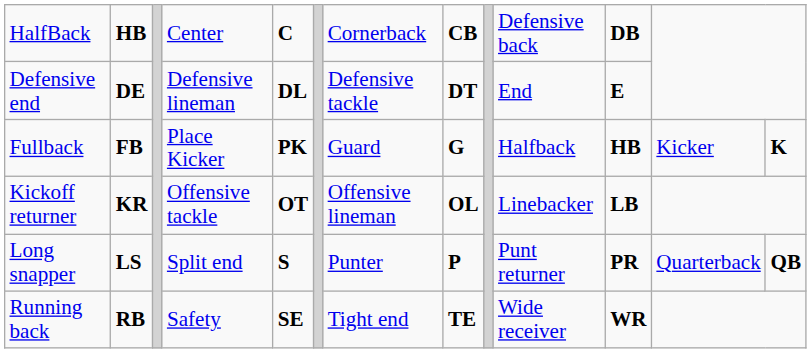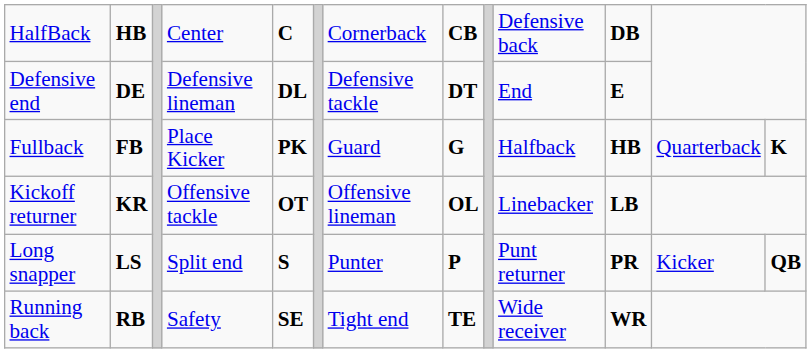(685, 147) Kicker -> (709, 147) Quarterback
(709, 262) Quarterback -> (685, 262) Kicker
